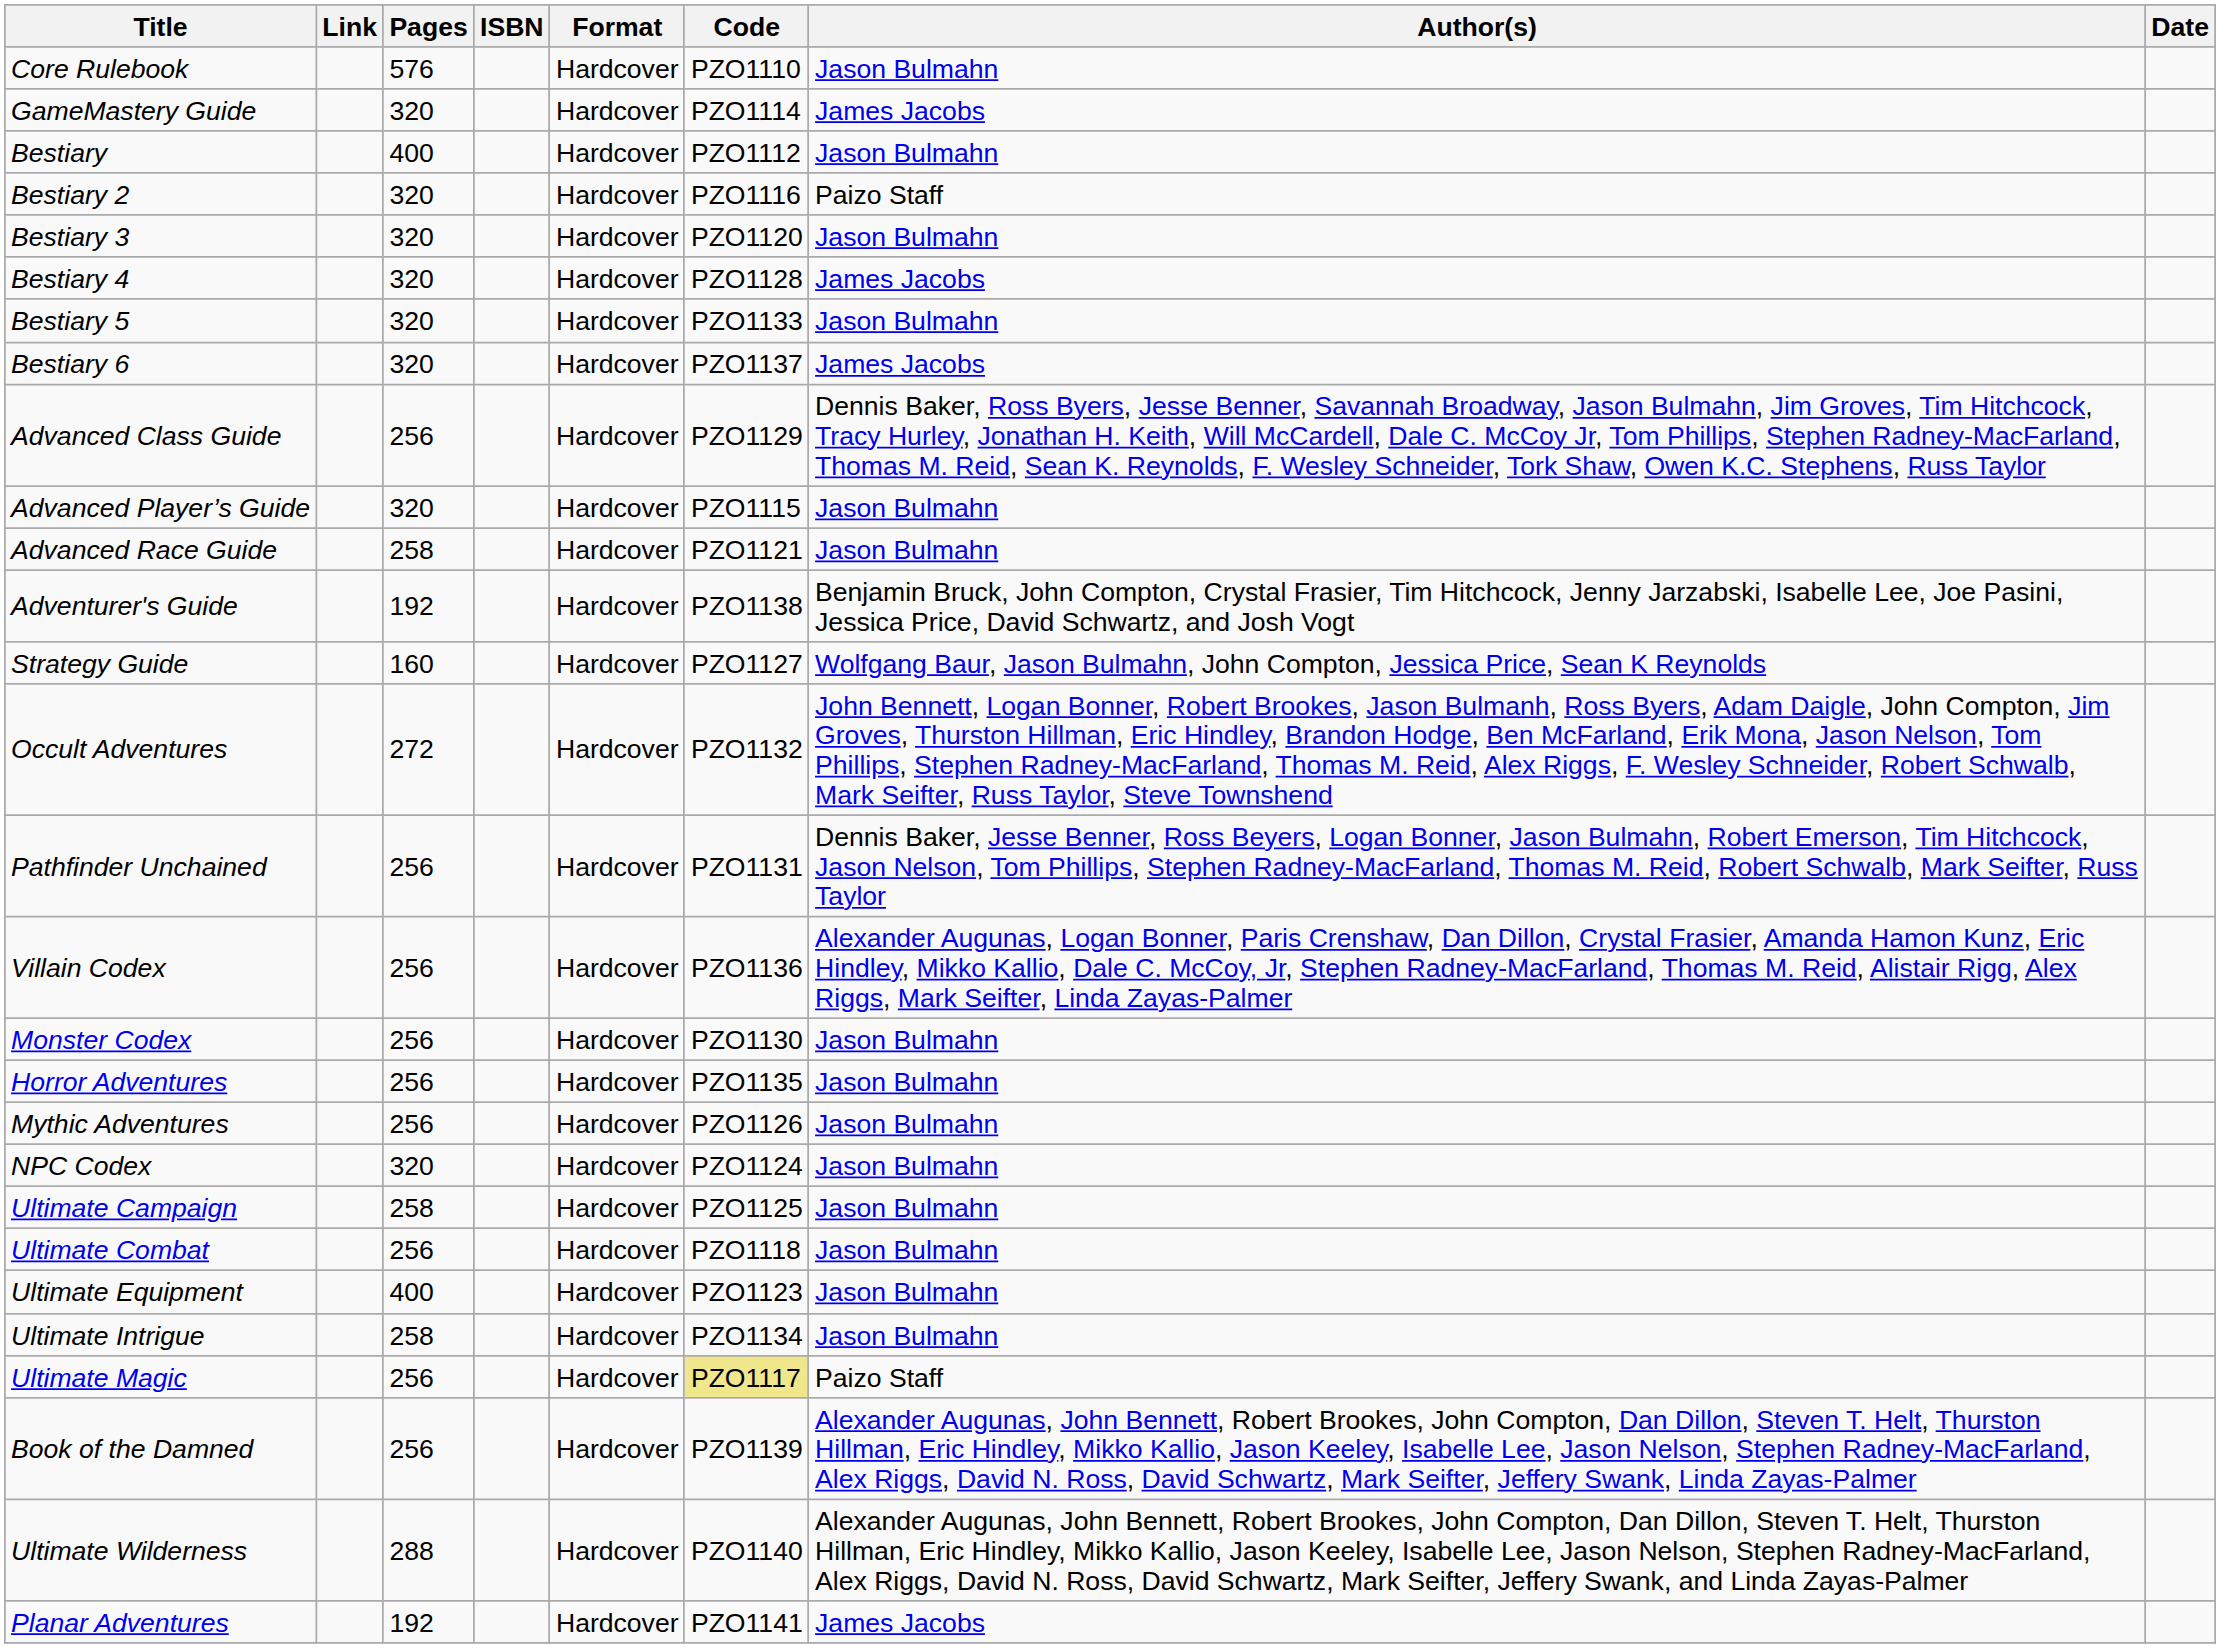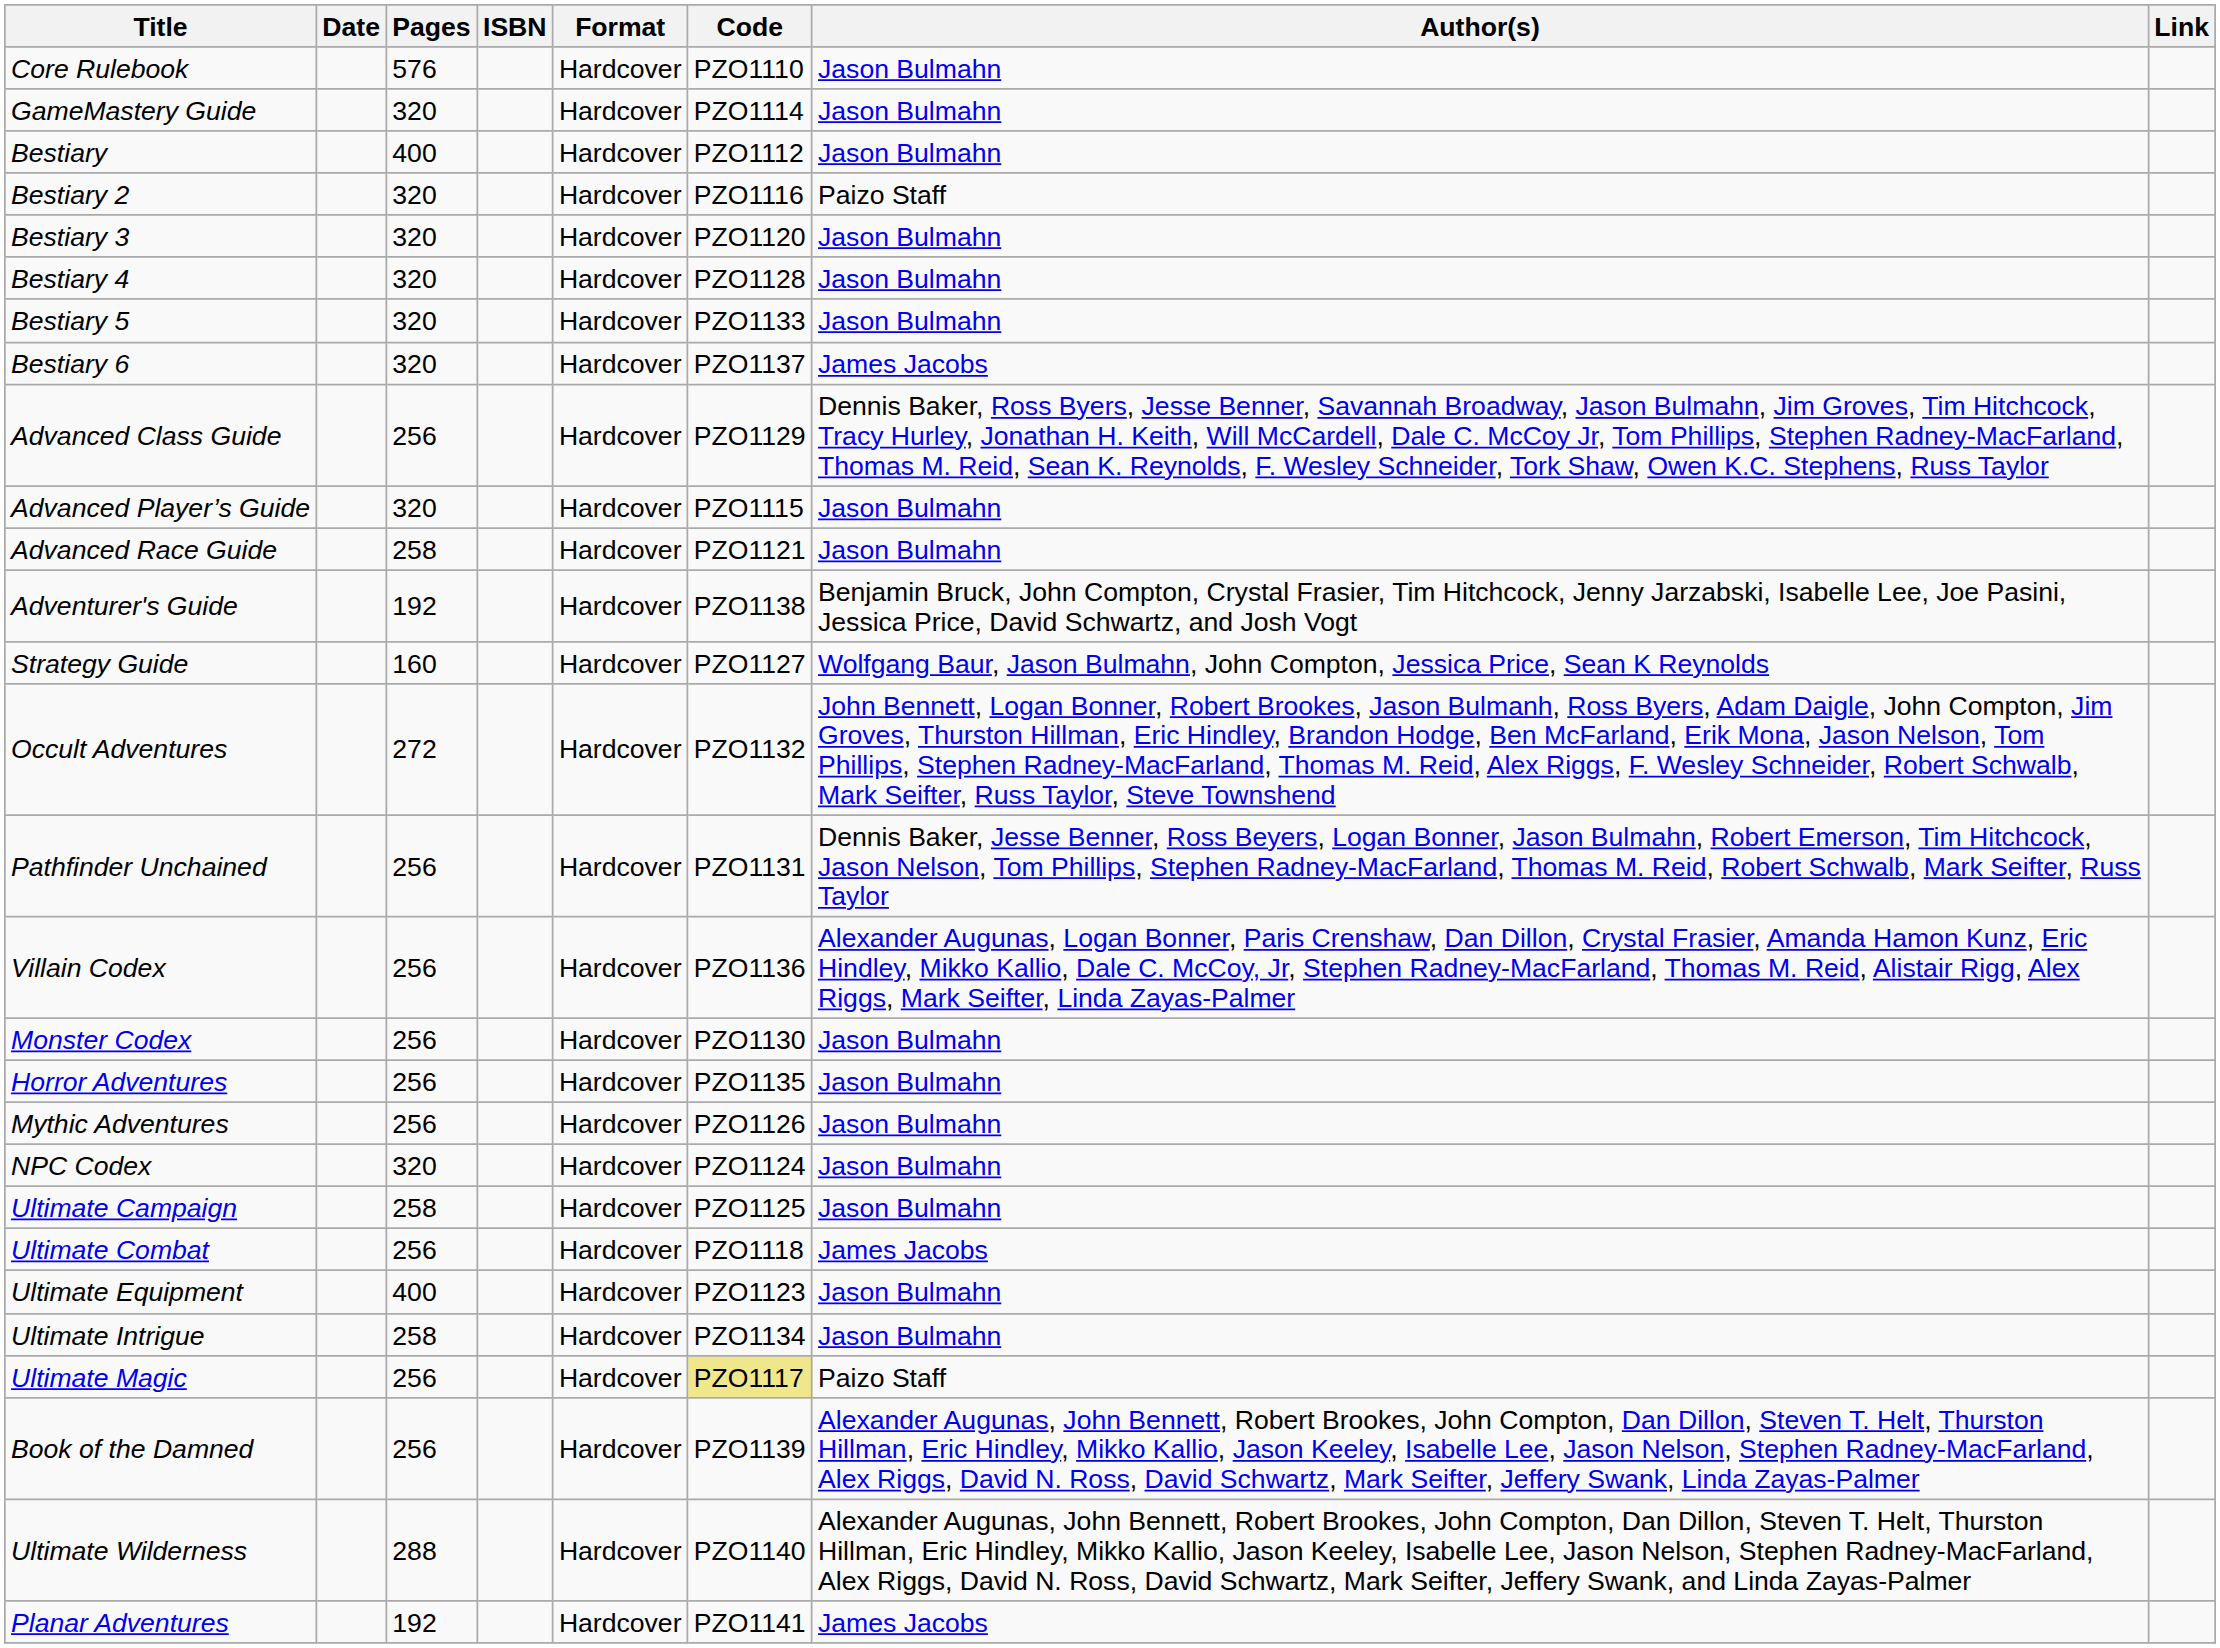columns swapped: (2180, 26) <-> (350, 26)
(900, 110) James Jacobs -> (910, 110) Jason Bulmahn
(900, 279) James Jacobs -> (910, 279) Jason Bulmahn
(907, 1250) Jason Bulmahn -> (903, 1250) James Jacobs
